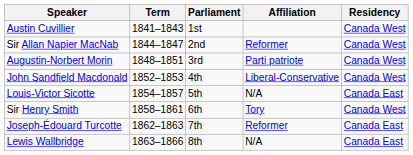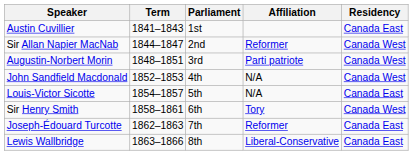(375, 28) Canada West -> (373, 28) Canada East
(292, 77) Liberal-Conservative -> (254, 77) N/A
(254, 142) N/A -> (292, 142) Liberal-Conservative
